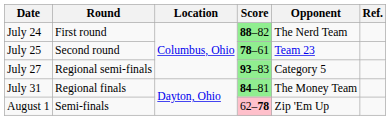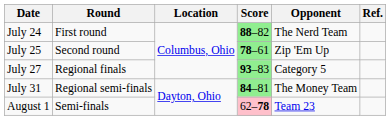(295, 50) Team 23 -> (302, 50) Zip 'Em Up
(103, 69) Regional semi-finals -> (90, 69) Regional finals
(90, 87) Regional finals -> (103, 87) Regional semi-finals
(302, 106) Zip 'Em Up -> (295, 106) Team 23
